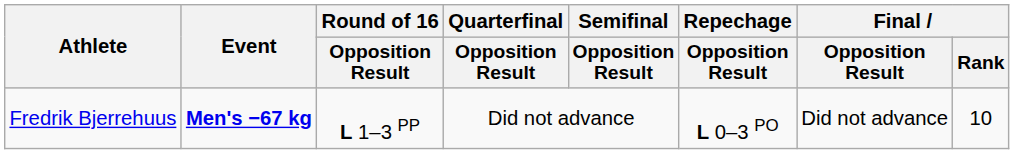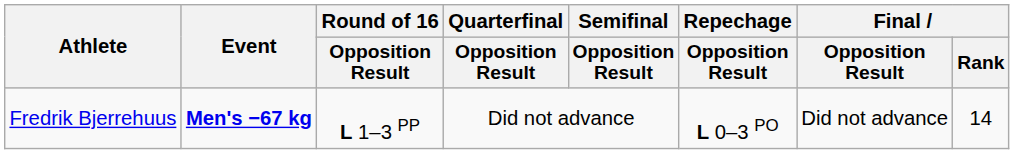(981, 119) 10 -> (981, 119) 14
